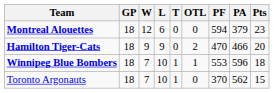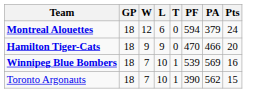- column: (195, 12)
(260, 29) 23 -> (232, 29) 24
(219, 63) 553 -> (192, 63) 539
(240, 63) 596 -> (213, 63) 569
(260, 63) 18 -> (232, 63) 16
(219, 79) 370 -> (192, 79) 390
